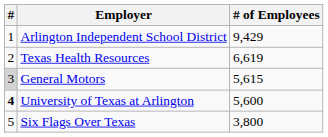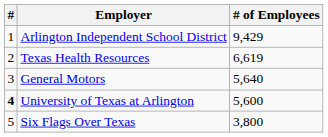(11, 79) lightgrey background -> (11, 79) no background
(248, 79) 5,615 -> (248, 79) 5,640
